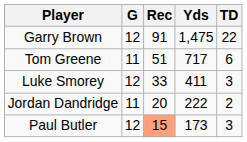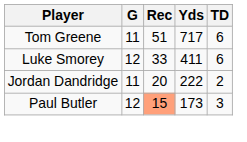- row: (63, 37)
(229, 81) 3 -> (220, 59) 6
